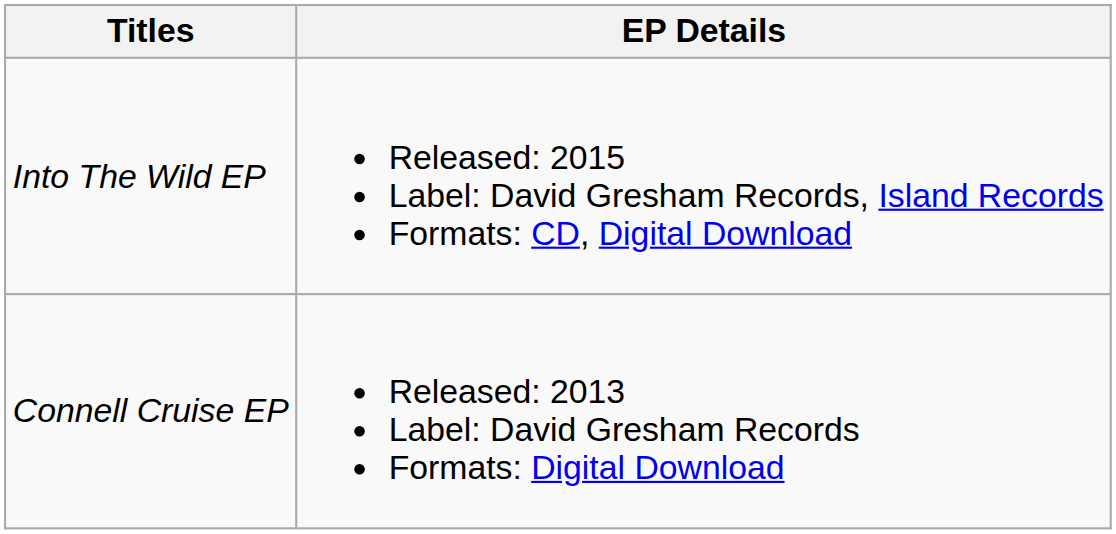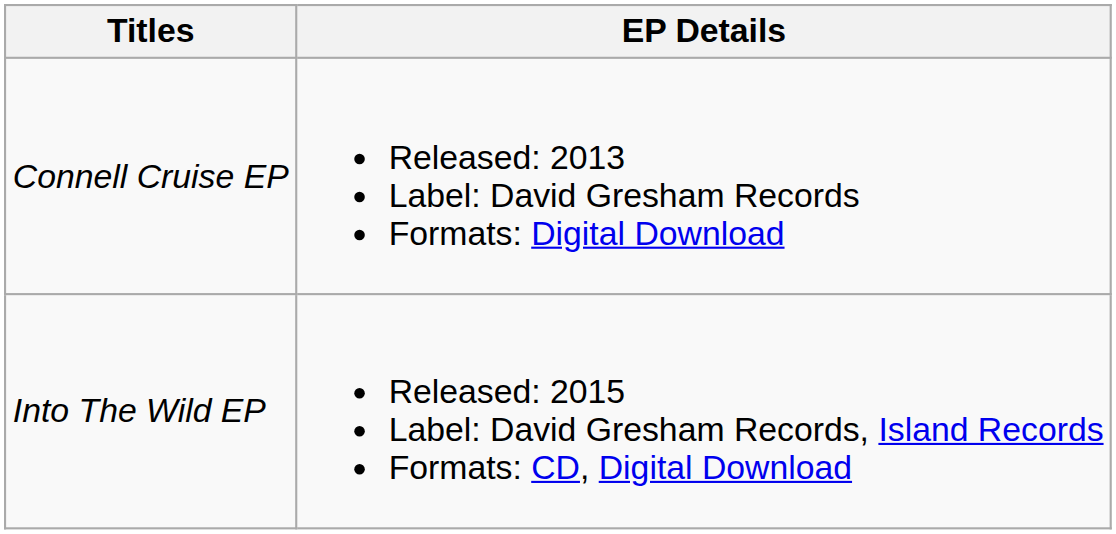rows swapped: (151, 410) <-> (139, 175)
